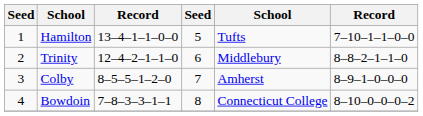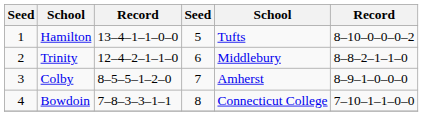(374, 36) 7–10–1–1–0–0 -> (374, 36) 8–10–0–0–0–2
(374, 100) 8–10–0–0–0–2 -> (374, 100) 7–10–1–1–0–0
